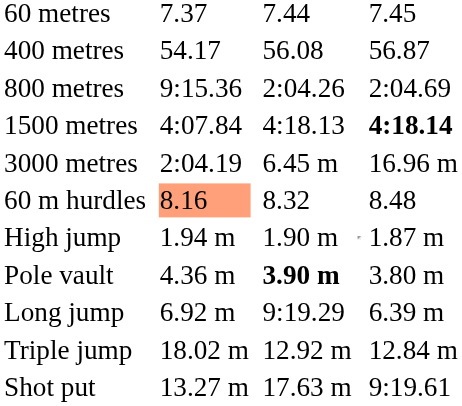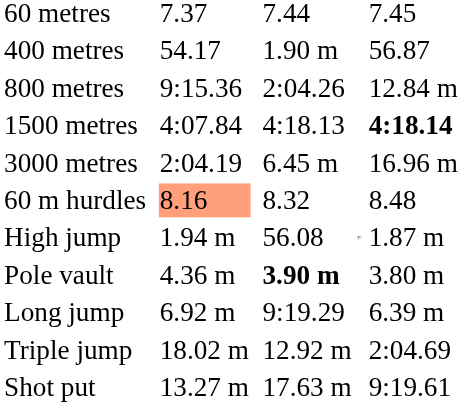(293, 50) 56.08 -> (300, 50) 1.90 m
(410, 87) 2:04.69 -> (413, 87) 12.84 m
(300, 237) 1.90 m -> (293, 237) 56.08
(413, 349) 12.84 m -> (410, 349) 2:04.69
